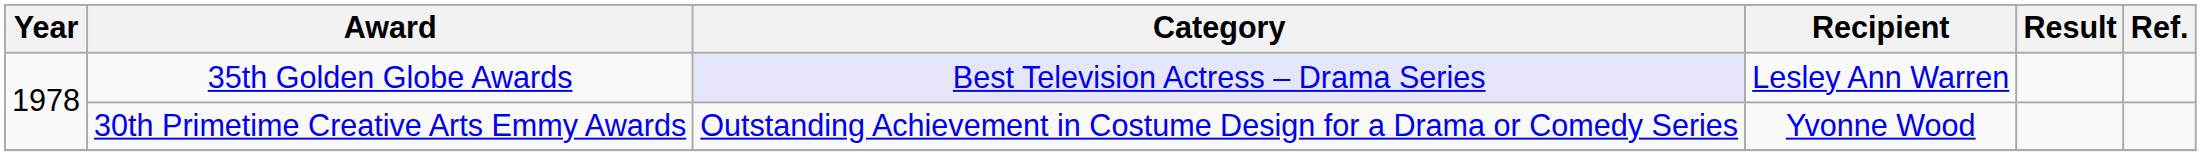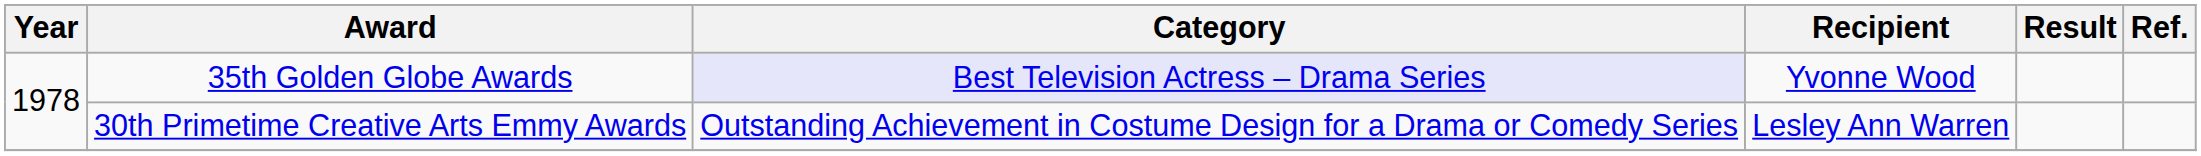(1881, 77) Lesley Ann Warren -> (1881, 77) Yvonne Wood
(1881, 125) Yvonne Wood -> (1881, 125) Lesley Ann Warren
